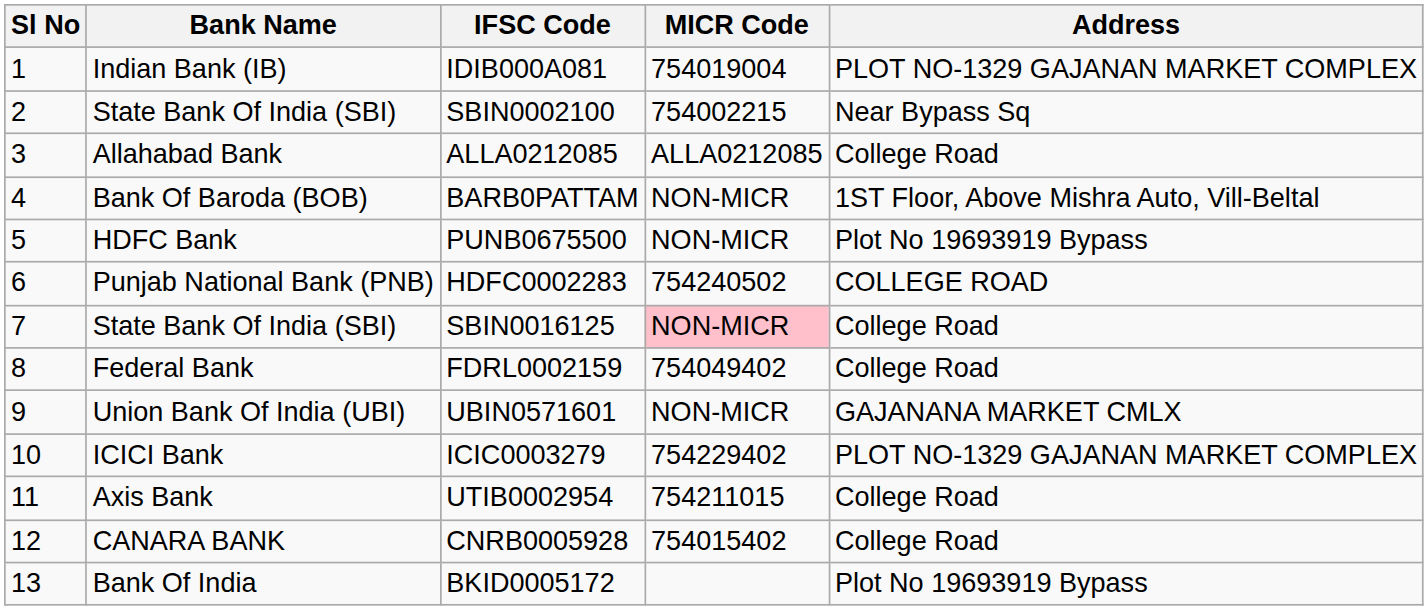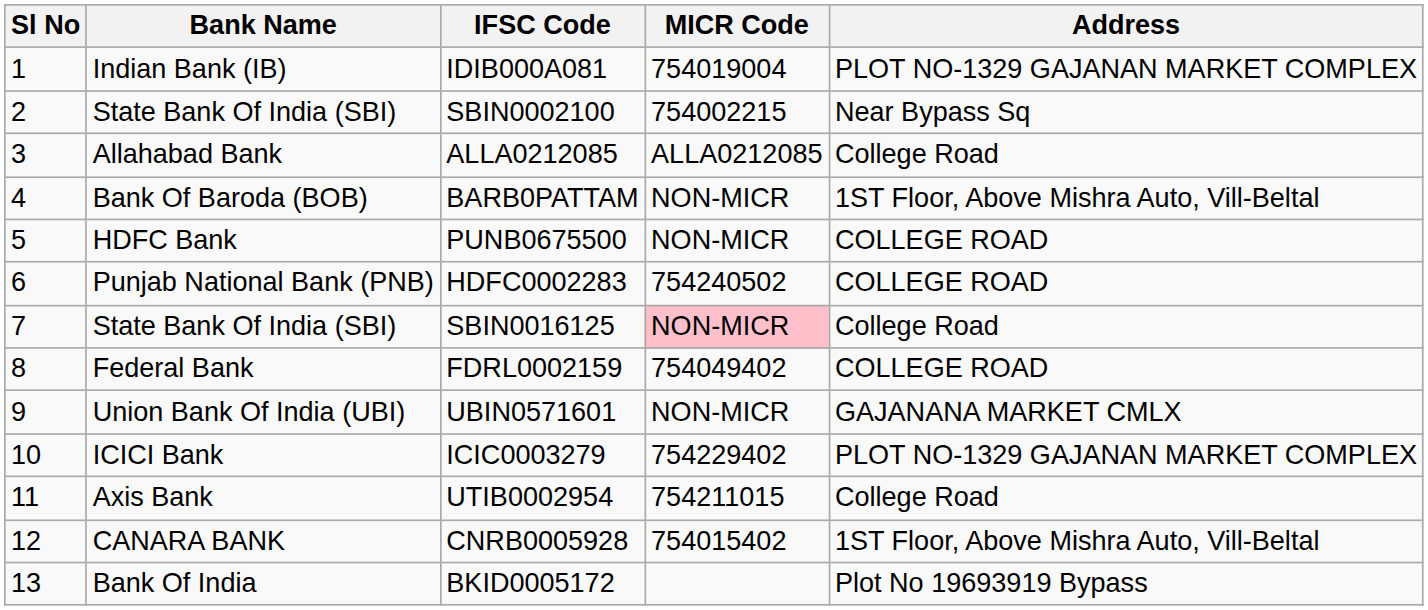(991, 240) Plot No 19693919 Bypass -> (942, 240) COLLEGE ROAD
(917, 369) College Road -> (942, 369) COLLEGE ROAD
(917, 540) College Road -> (1077, 540) 1ST Floor, Above Mishra Auto, Vill-Beltal
